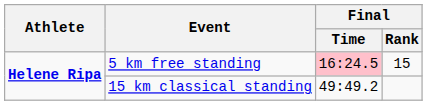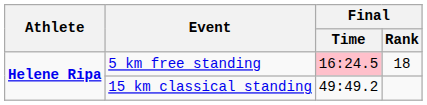(402, 64) 15 -> (402, 64) 18
